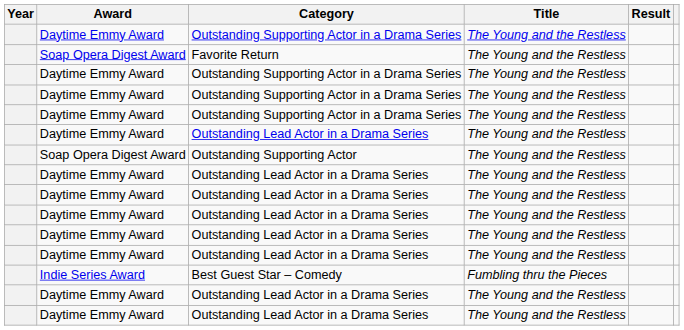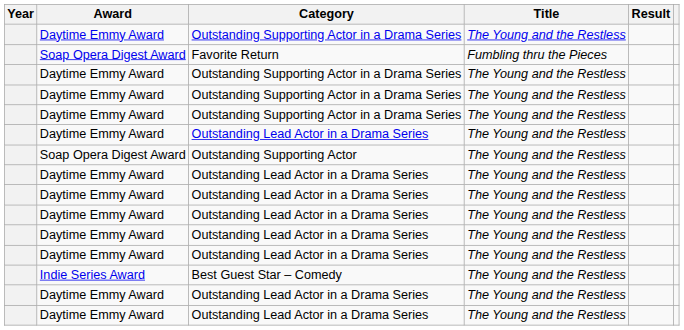(547, 54) The Young and the Restless -> (537, 54) Fumbling thru the Pieces
(537, 275) Fumbling thru the Pieces -> (547, 275) The Young and the Restless
